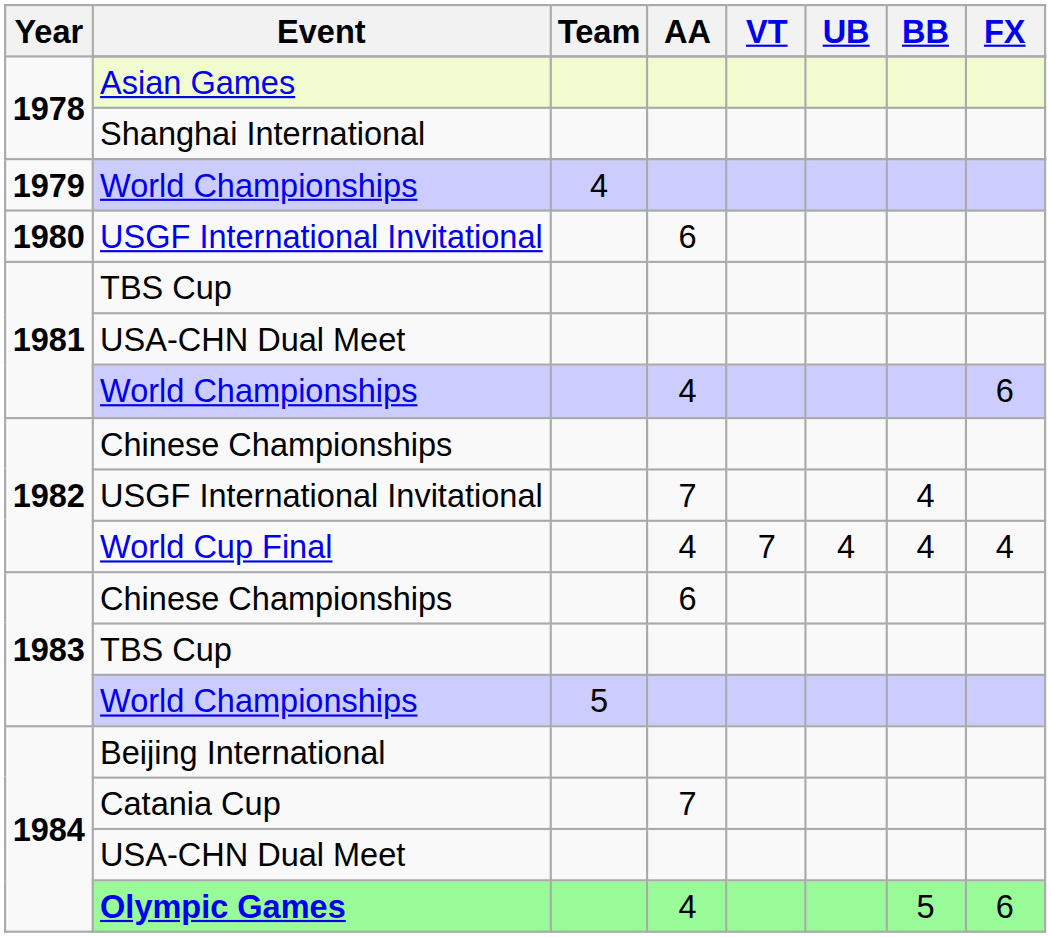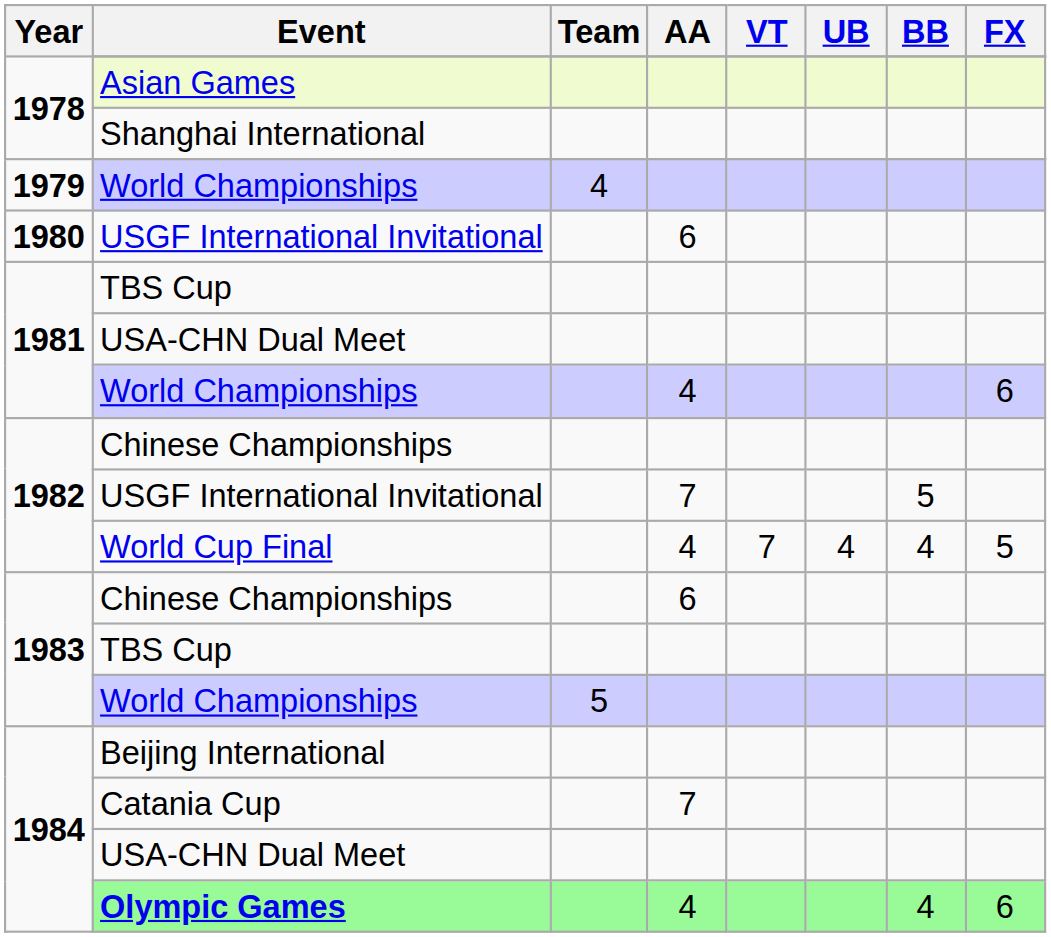(925, 494) 4 -> (925, 494) 5
(1005, 546) 4 -> (1005, 546) 5
(925, 906) 5 -> (925, 906) 4
